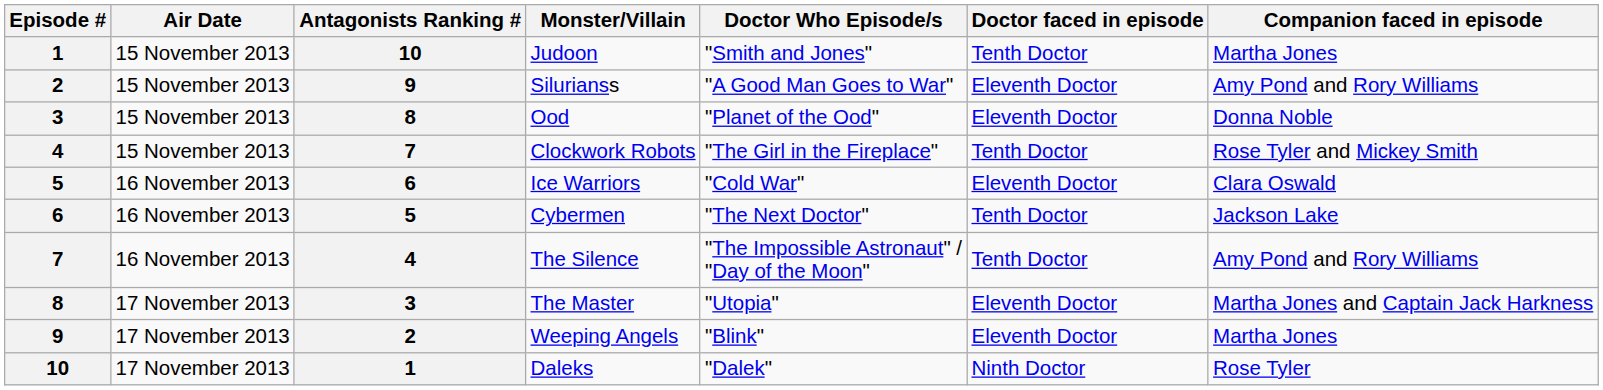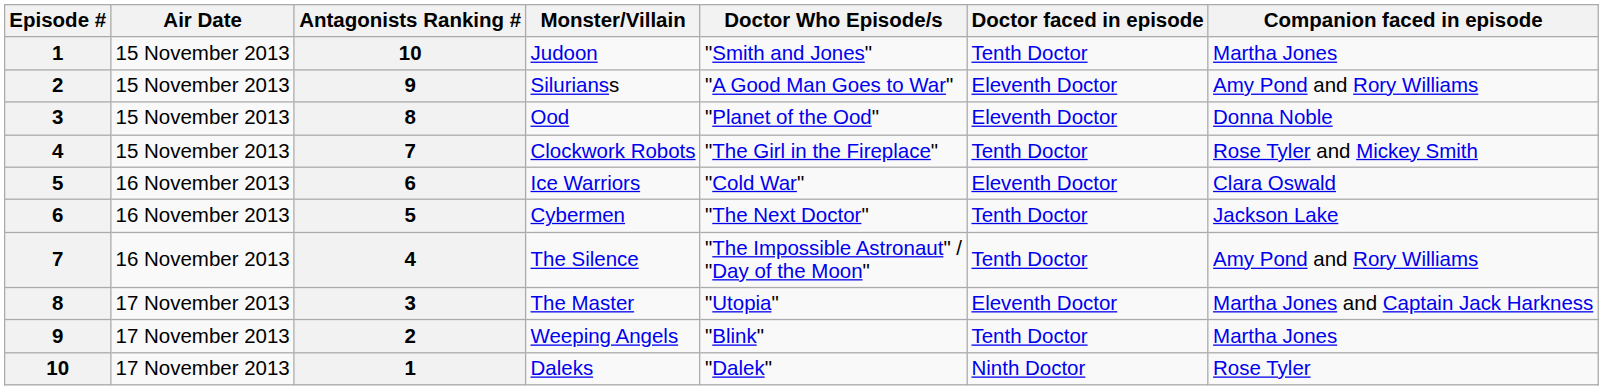(1044, 336) Eleventh Doctor -> (1030, 336) Tenth Doctor
